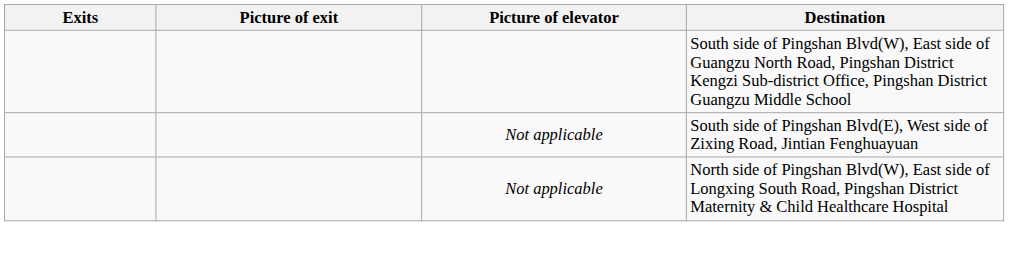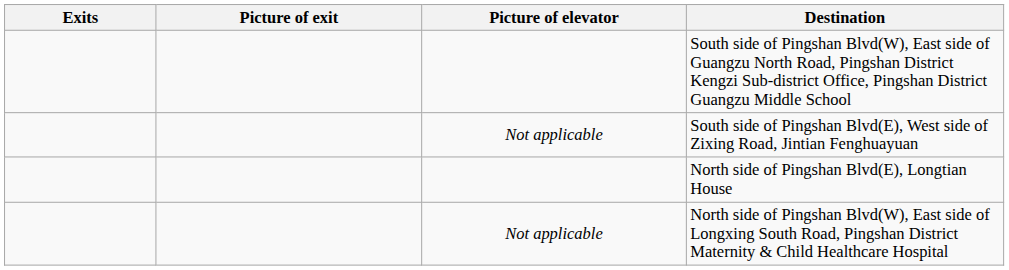+ row: (829, 179)
